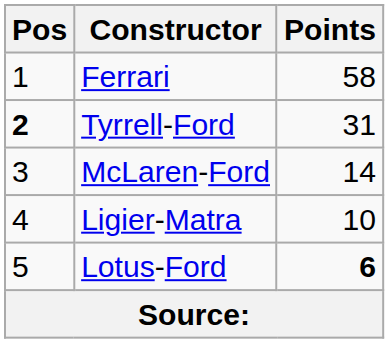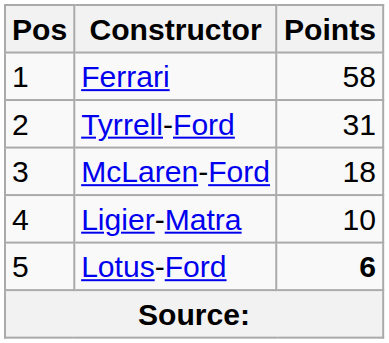(20, 124) bold -> (20, 124) normal
(359, 172) 14 -> (359, 172) 18
